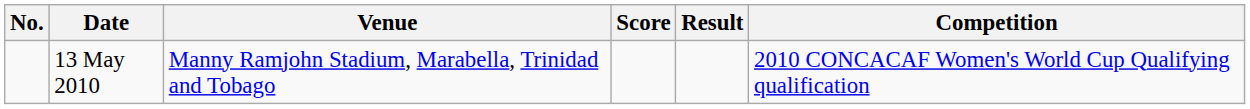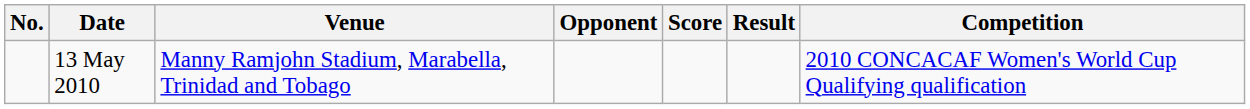+ column: (608, 22)
